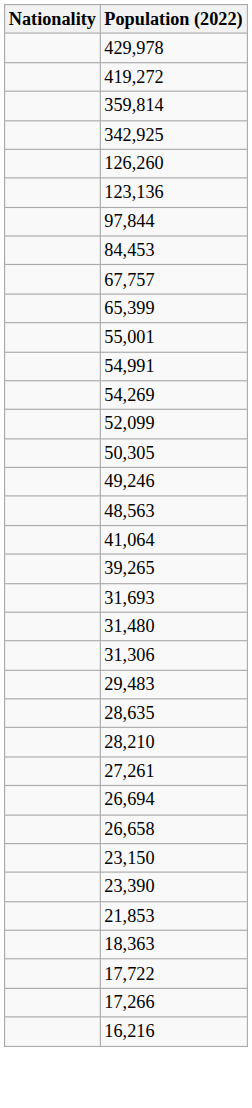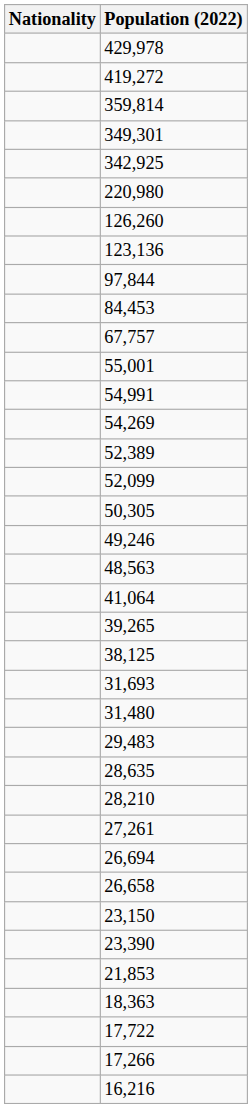+ row: (134, 134)
+ row: (134, 192)
- row: (129, 308)
+ row: (129, 452)
+ row: (129, 655)
- row: (129, 655)
